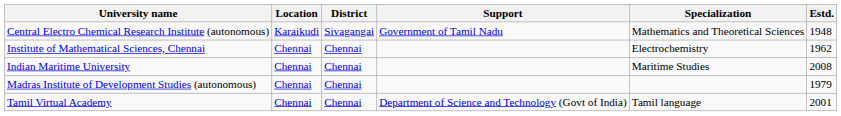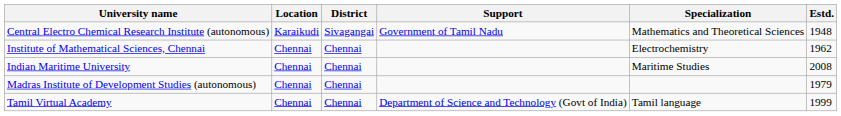(821, 102) 2001 -> (821, 102) 1999
